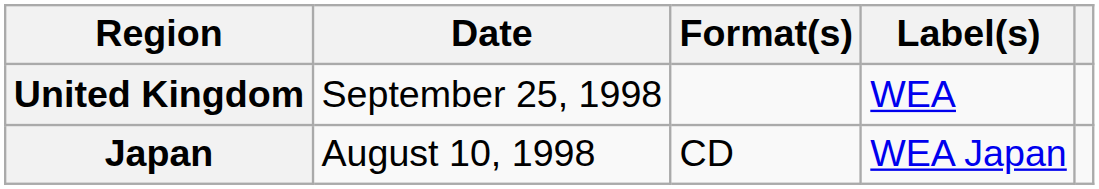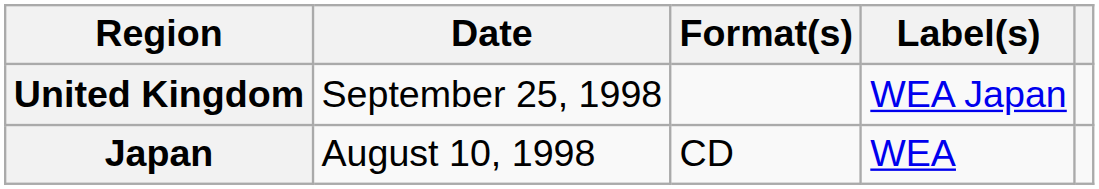(913, 93) WEA -> (969, 93) WEA Japan
(969, 153) WEA Japan -> (913, 153) WEA
